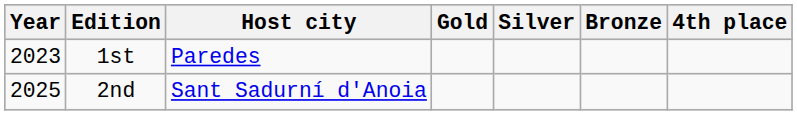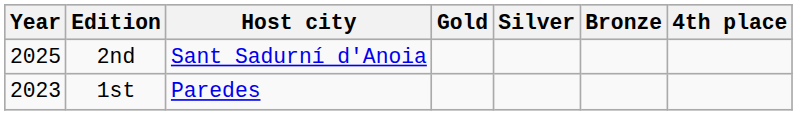rows swapped: (116, 57) <-> (116, 92)
